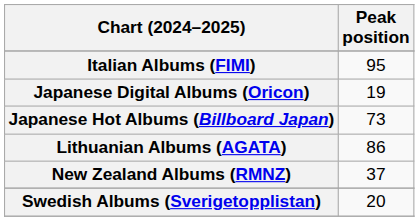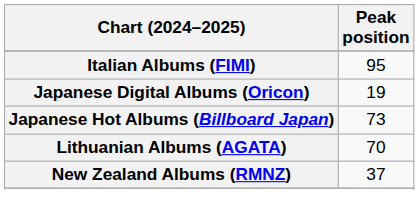(376, 147) 86 -> (376, 147) 70
- row: (171, 202)
